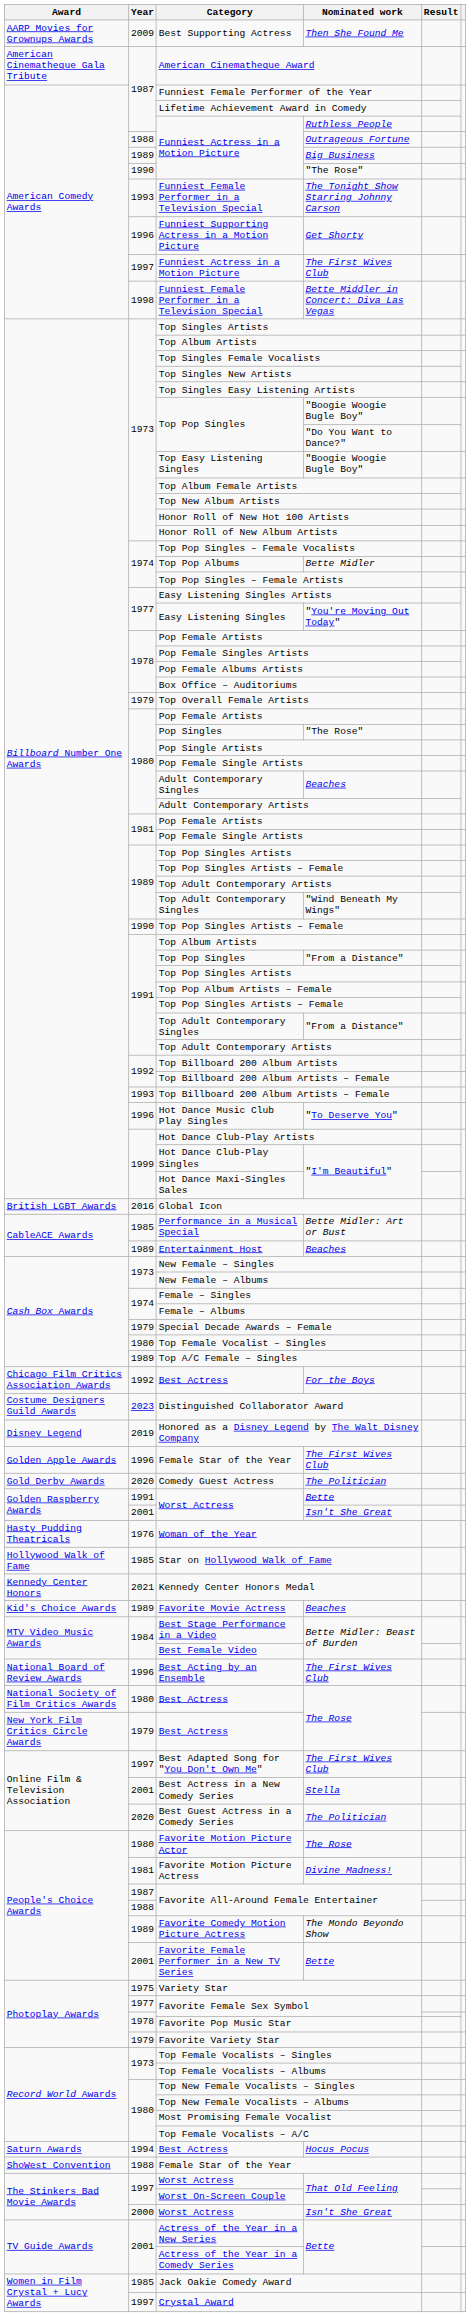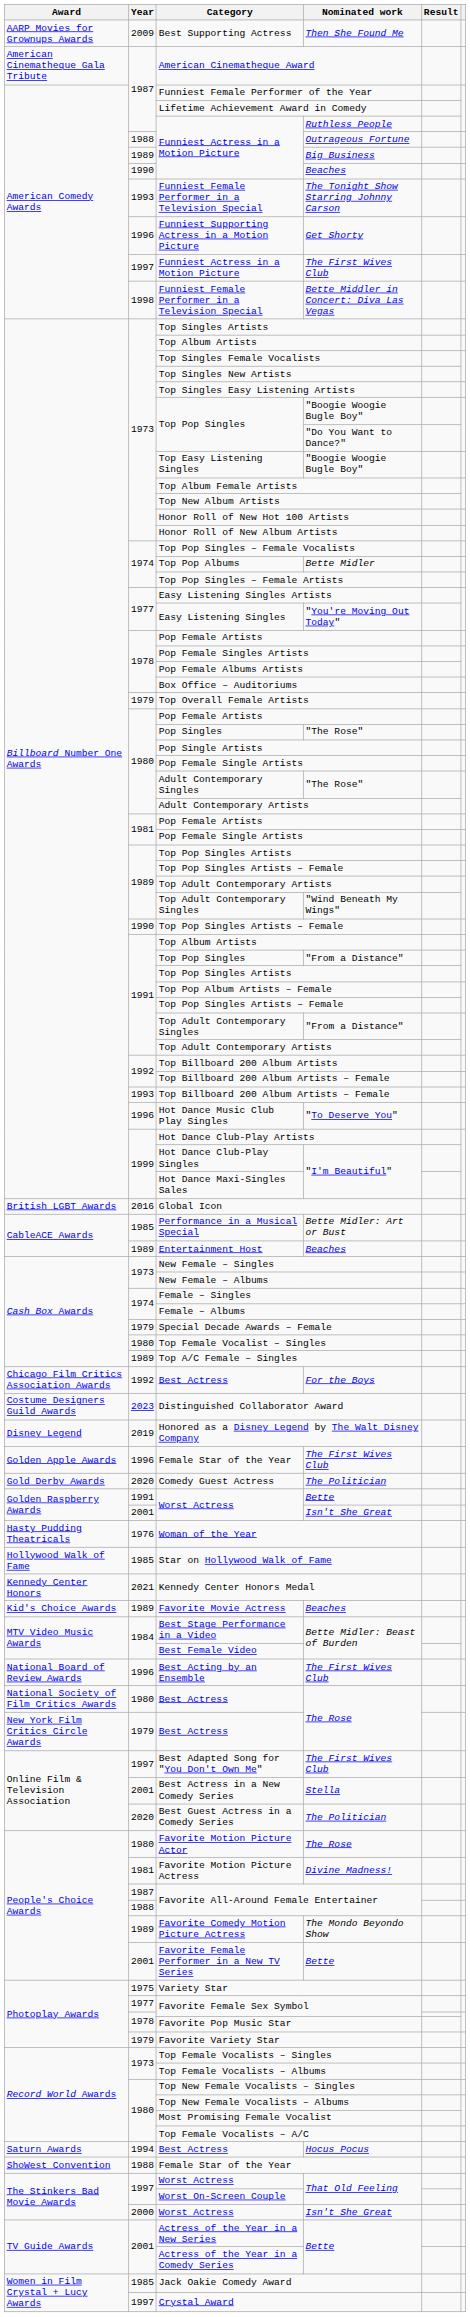(334, 171) "The Rose" -> (326, 171) Beaches
(326, 785) Beaches -> (334, 785) "The Rose"
